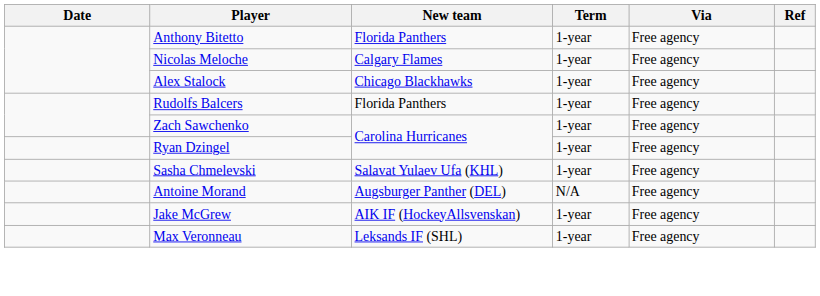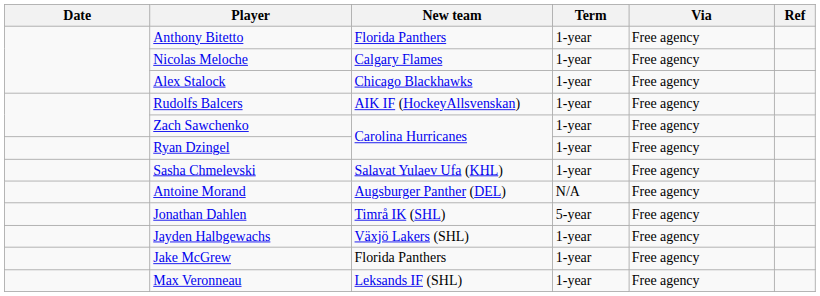(400, 103) Florida Panthers -> (437, 103) AIK IF (HockeyAllsvenskan)
+ row: (200, 214)
+ row: (212, 236)
(437, 214) AIK IF (HockeyAllsvenskan) -> (400, 258) Florida Panthers
